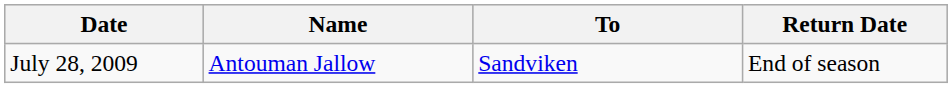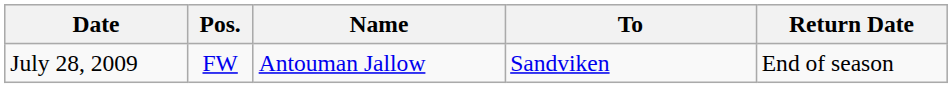+ column: (220, 24)
